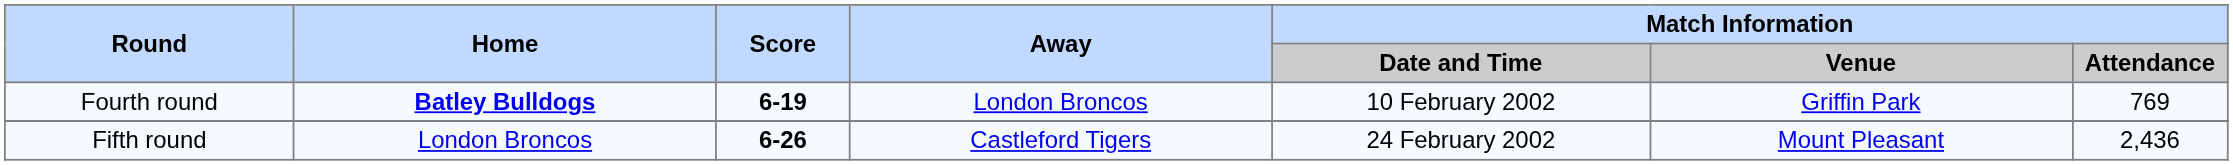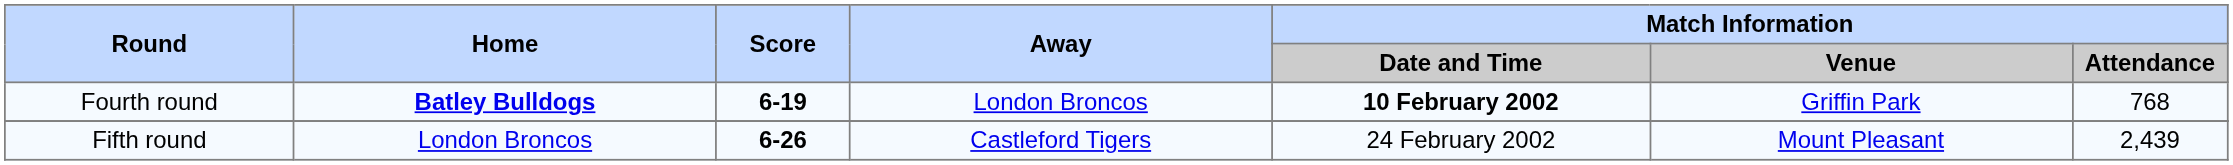(1461, 102) normal -> (1461, 102) bold
(2150, 102) 769 -> (2150, 102) 768
(2150, 140) 2,436 -> (2150, 140) 2,439
